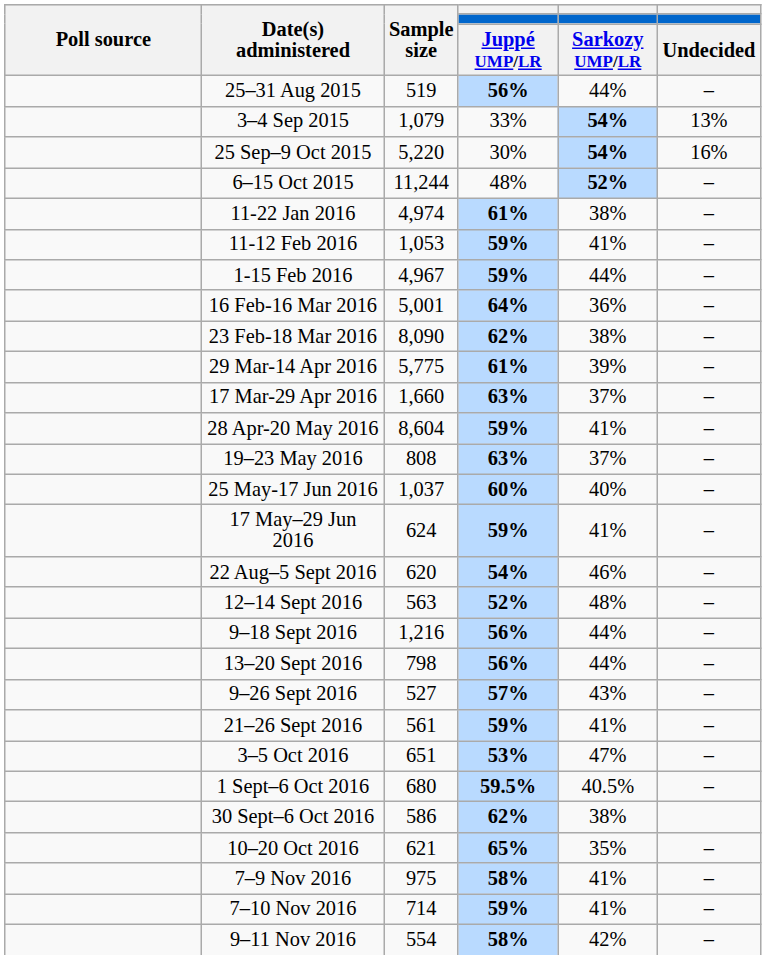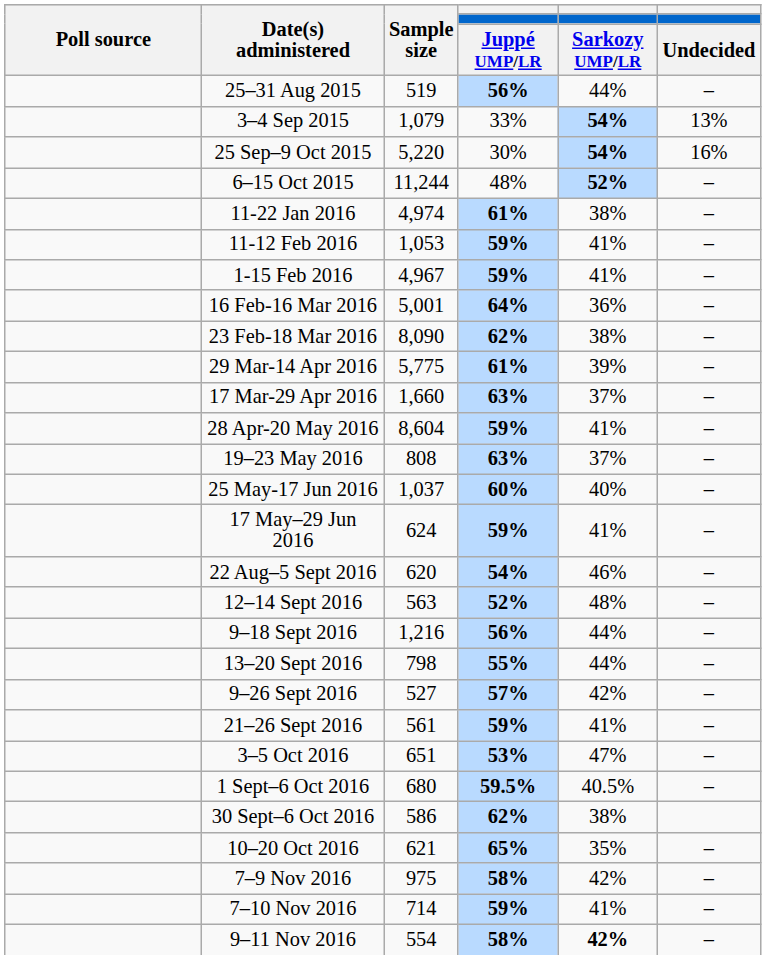(608, 274) 44% -> (608, 274) 41%
(508, 663) 56% -> (508, 663) 55%
(608, 693) 43% -> (608, 693) 42%
(608, 877) 41% -> (608, 877) 42%
(608, 939) normal -> (608, 939) bold
